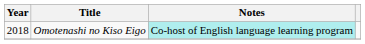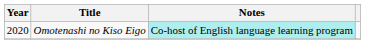(18, 30) 2018 -> (18, 30) 2020
